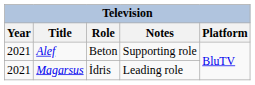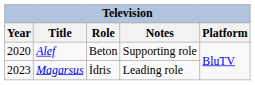(19, 51) 2021 -> (19, 51) 2020
(19, 70) 2021 -> (19, 70) 2023
